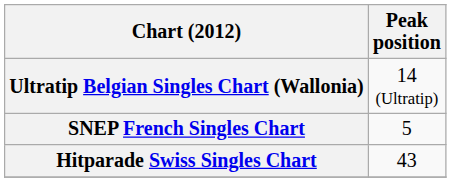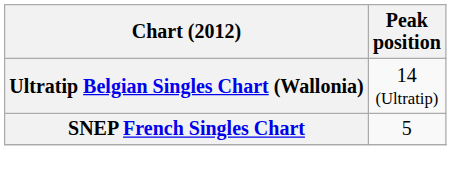- row: (186, 160)
